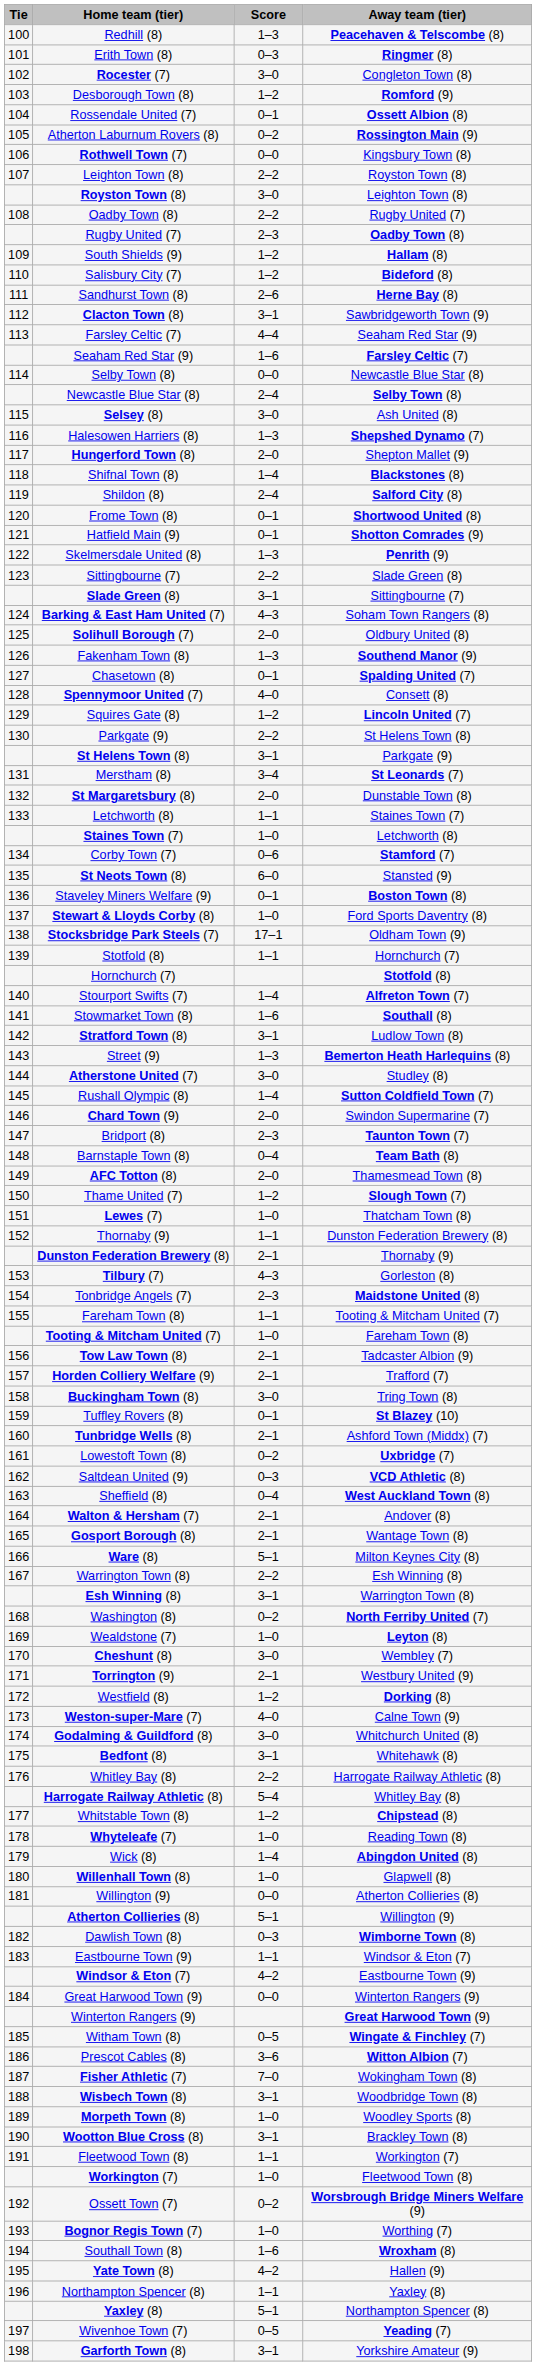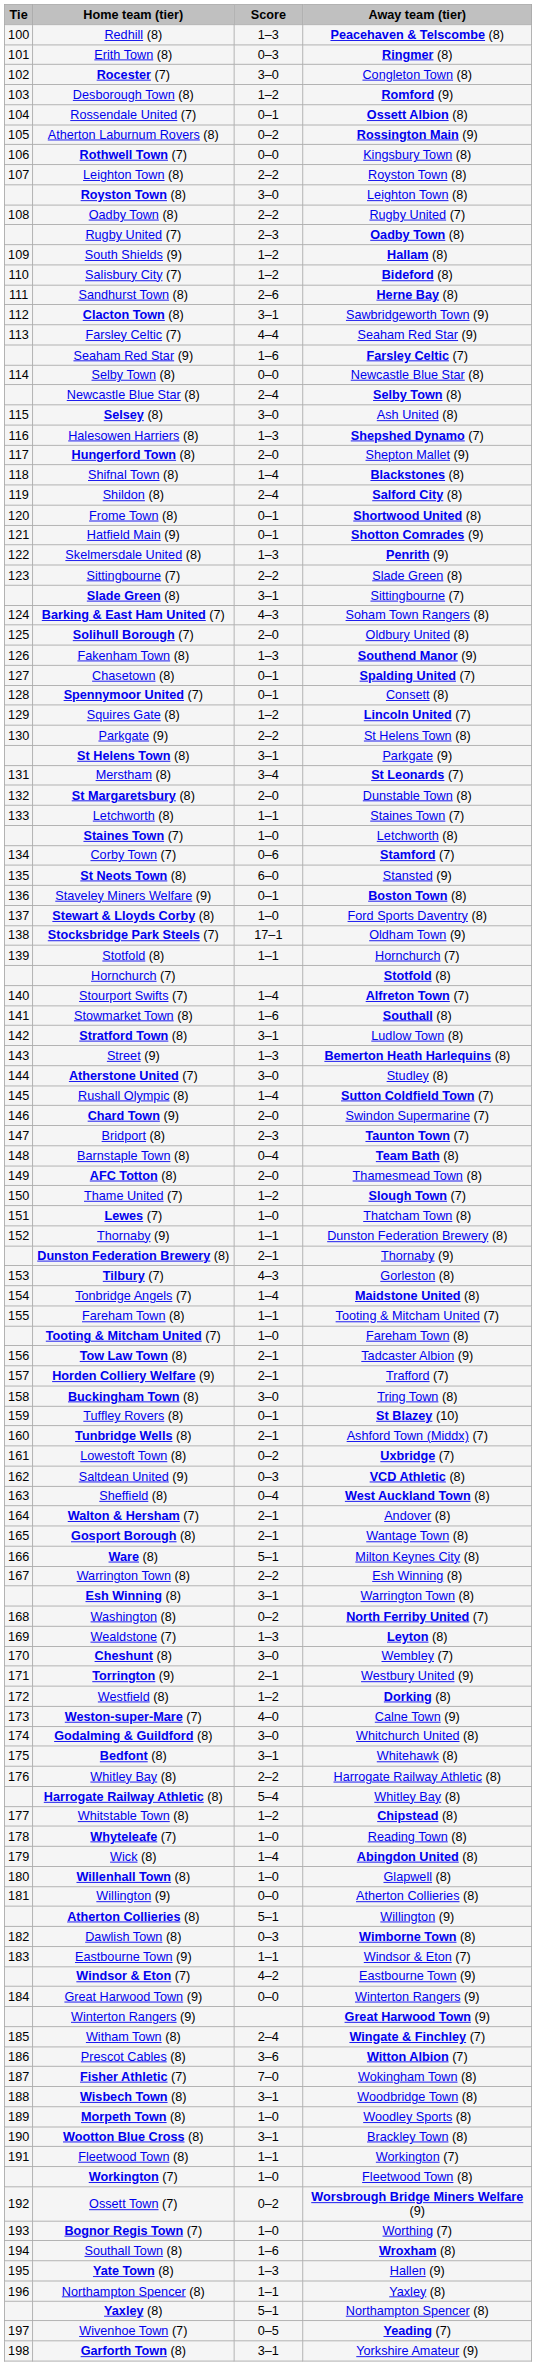(268, 696) 4–0 -> (268, 696) 0–1
(268, 1296) 2–3 -> (268, 1296) 1–4
(268, 1636) 1–0 -> (268, 1636) 1–3
(268, 2037) 0–5 -> (268, 2037) 2–4
(268, 2271) 4–2 -> (268, 2271) 1–3
